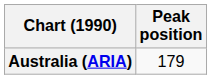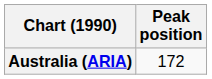(171, 61) 179 -> (171, 61) 172
